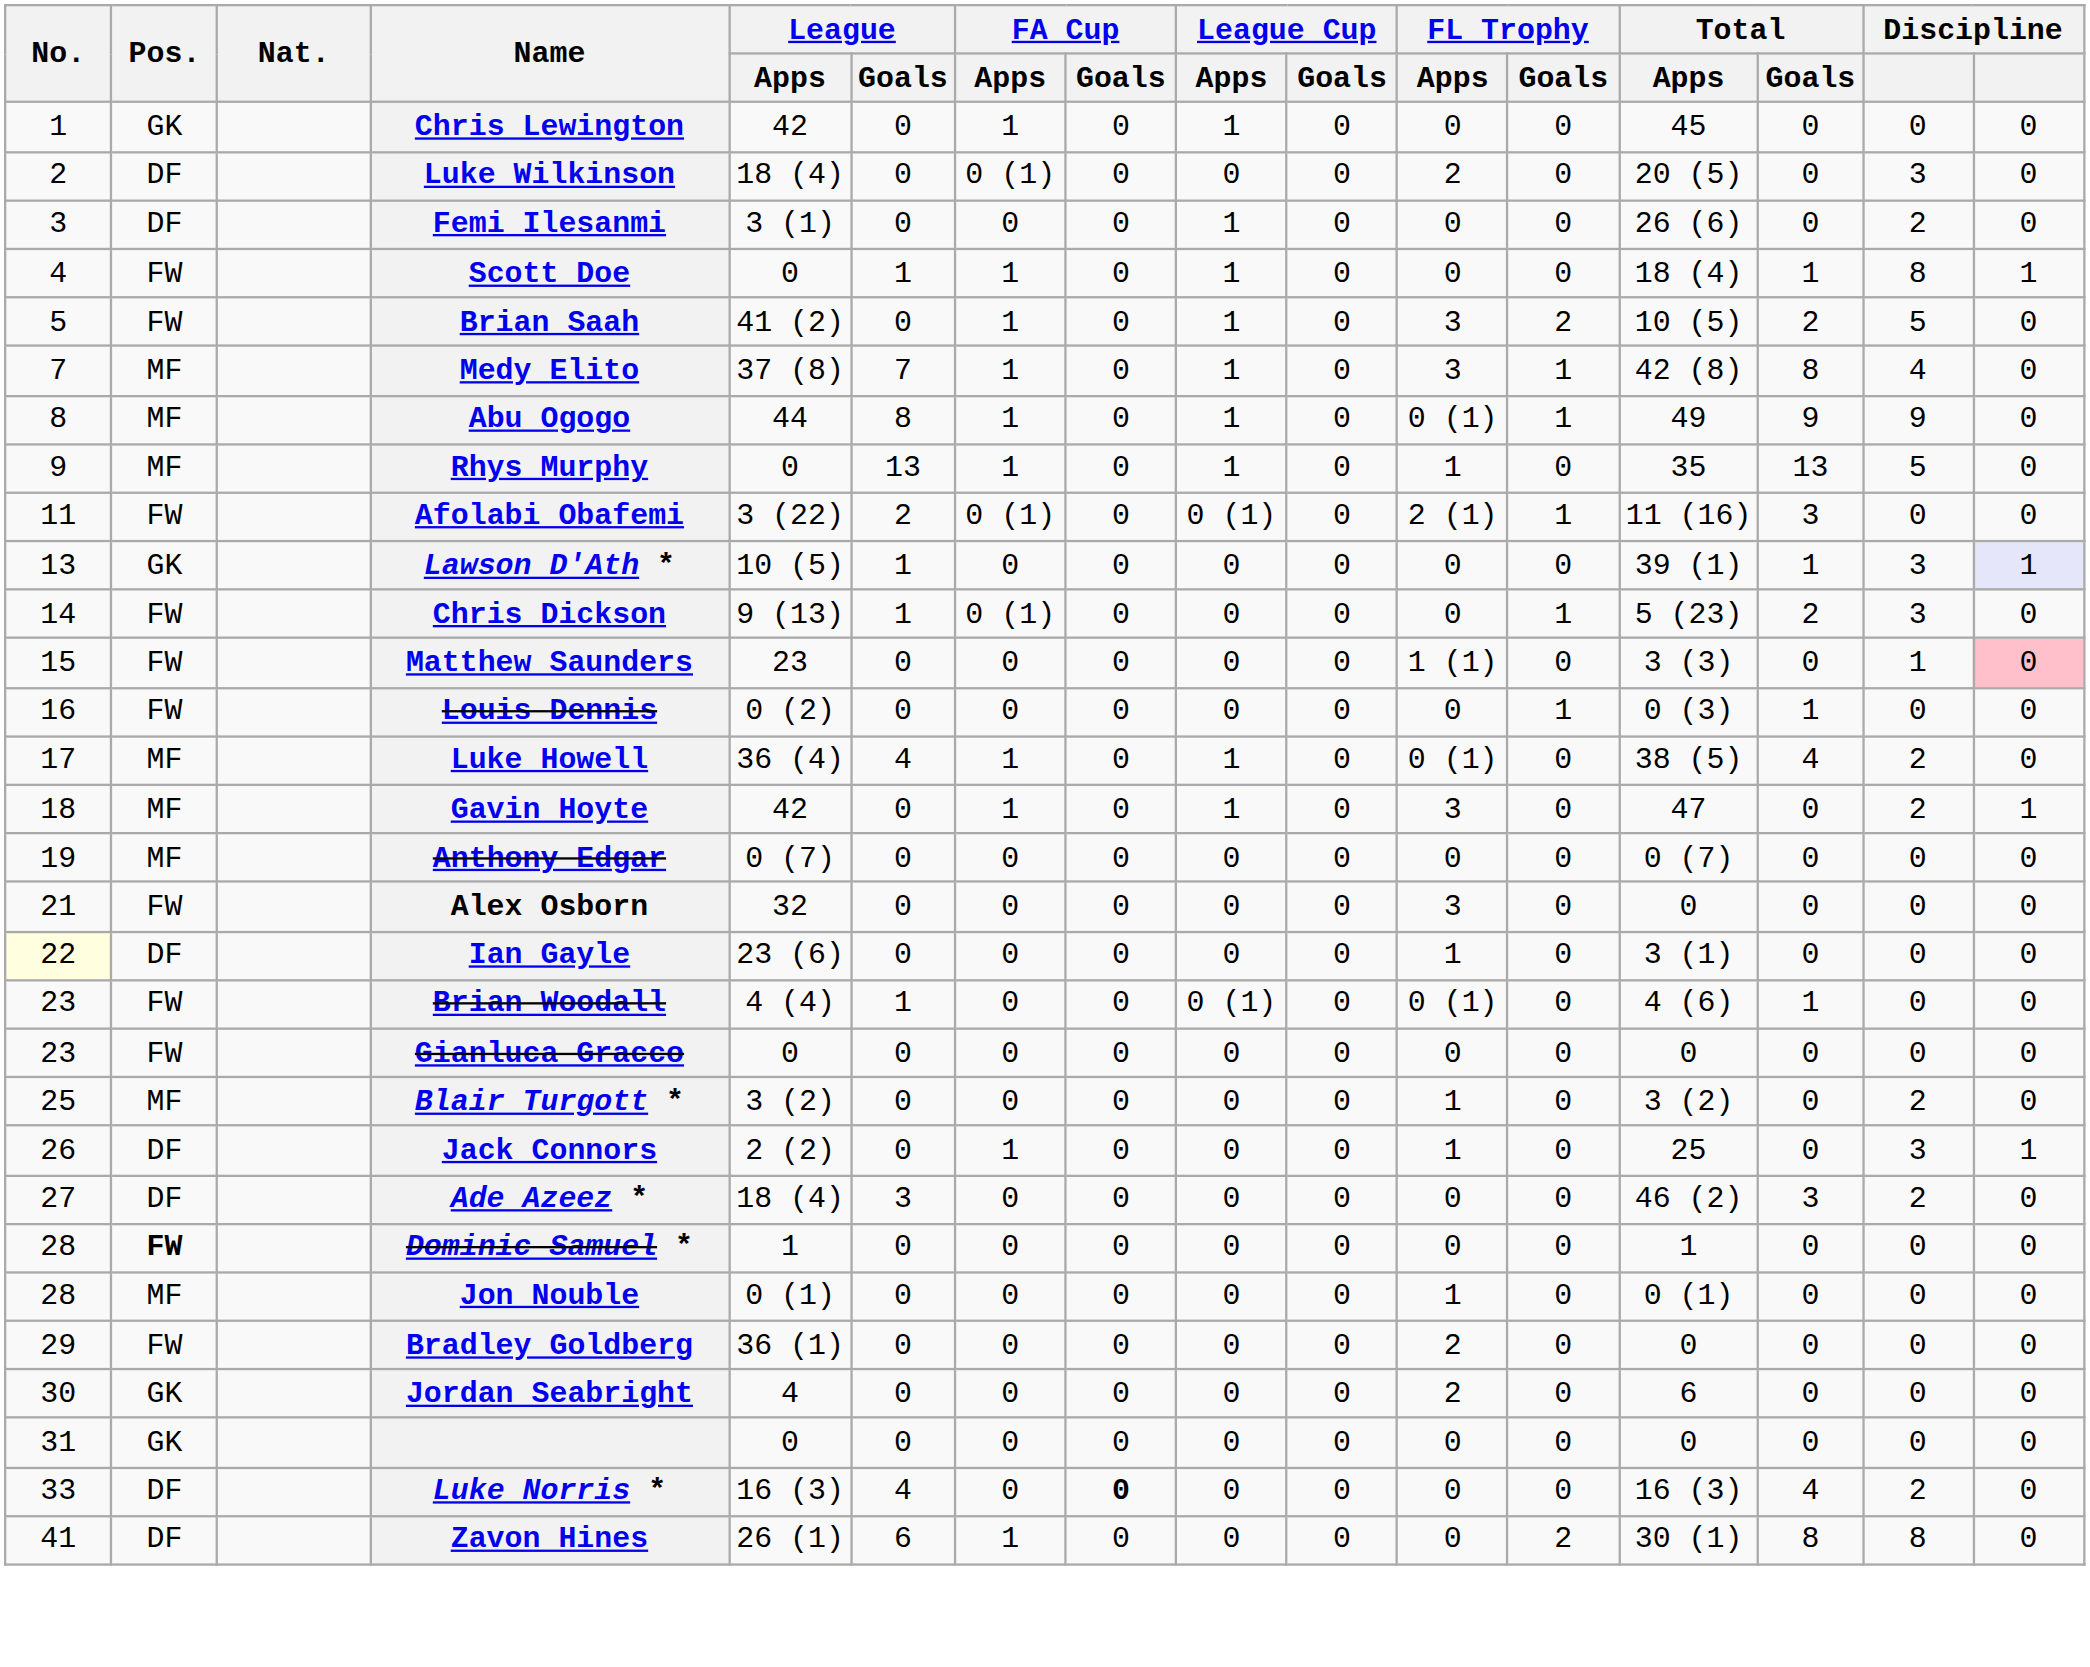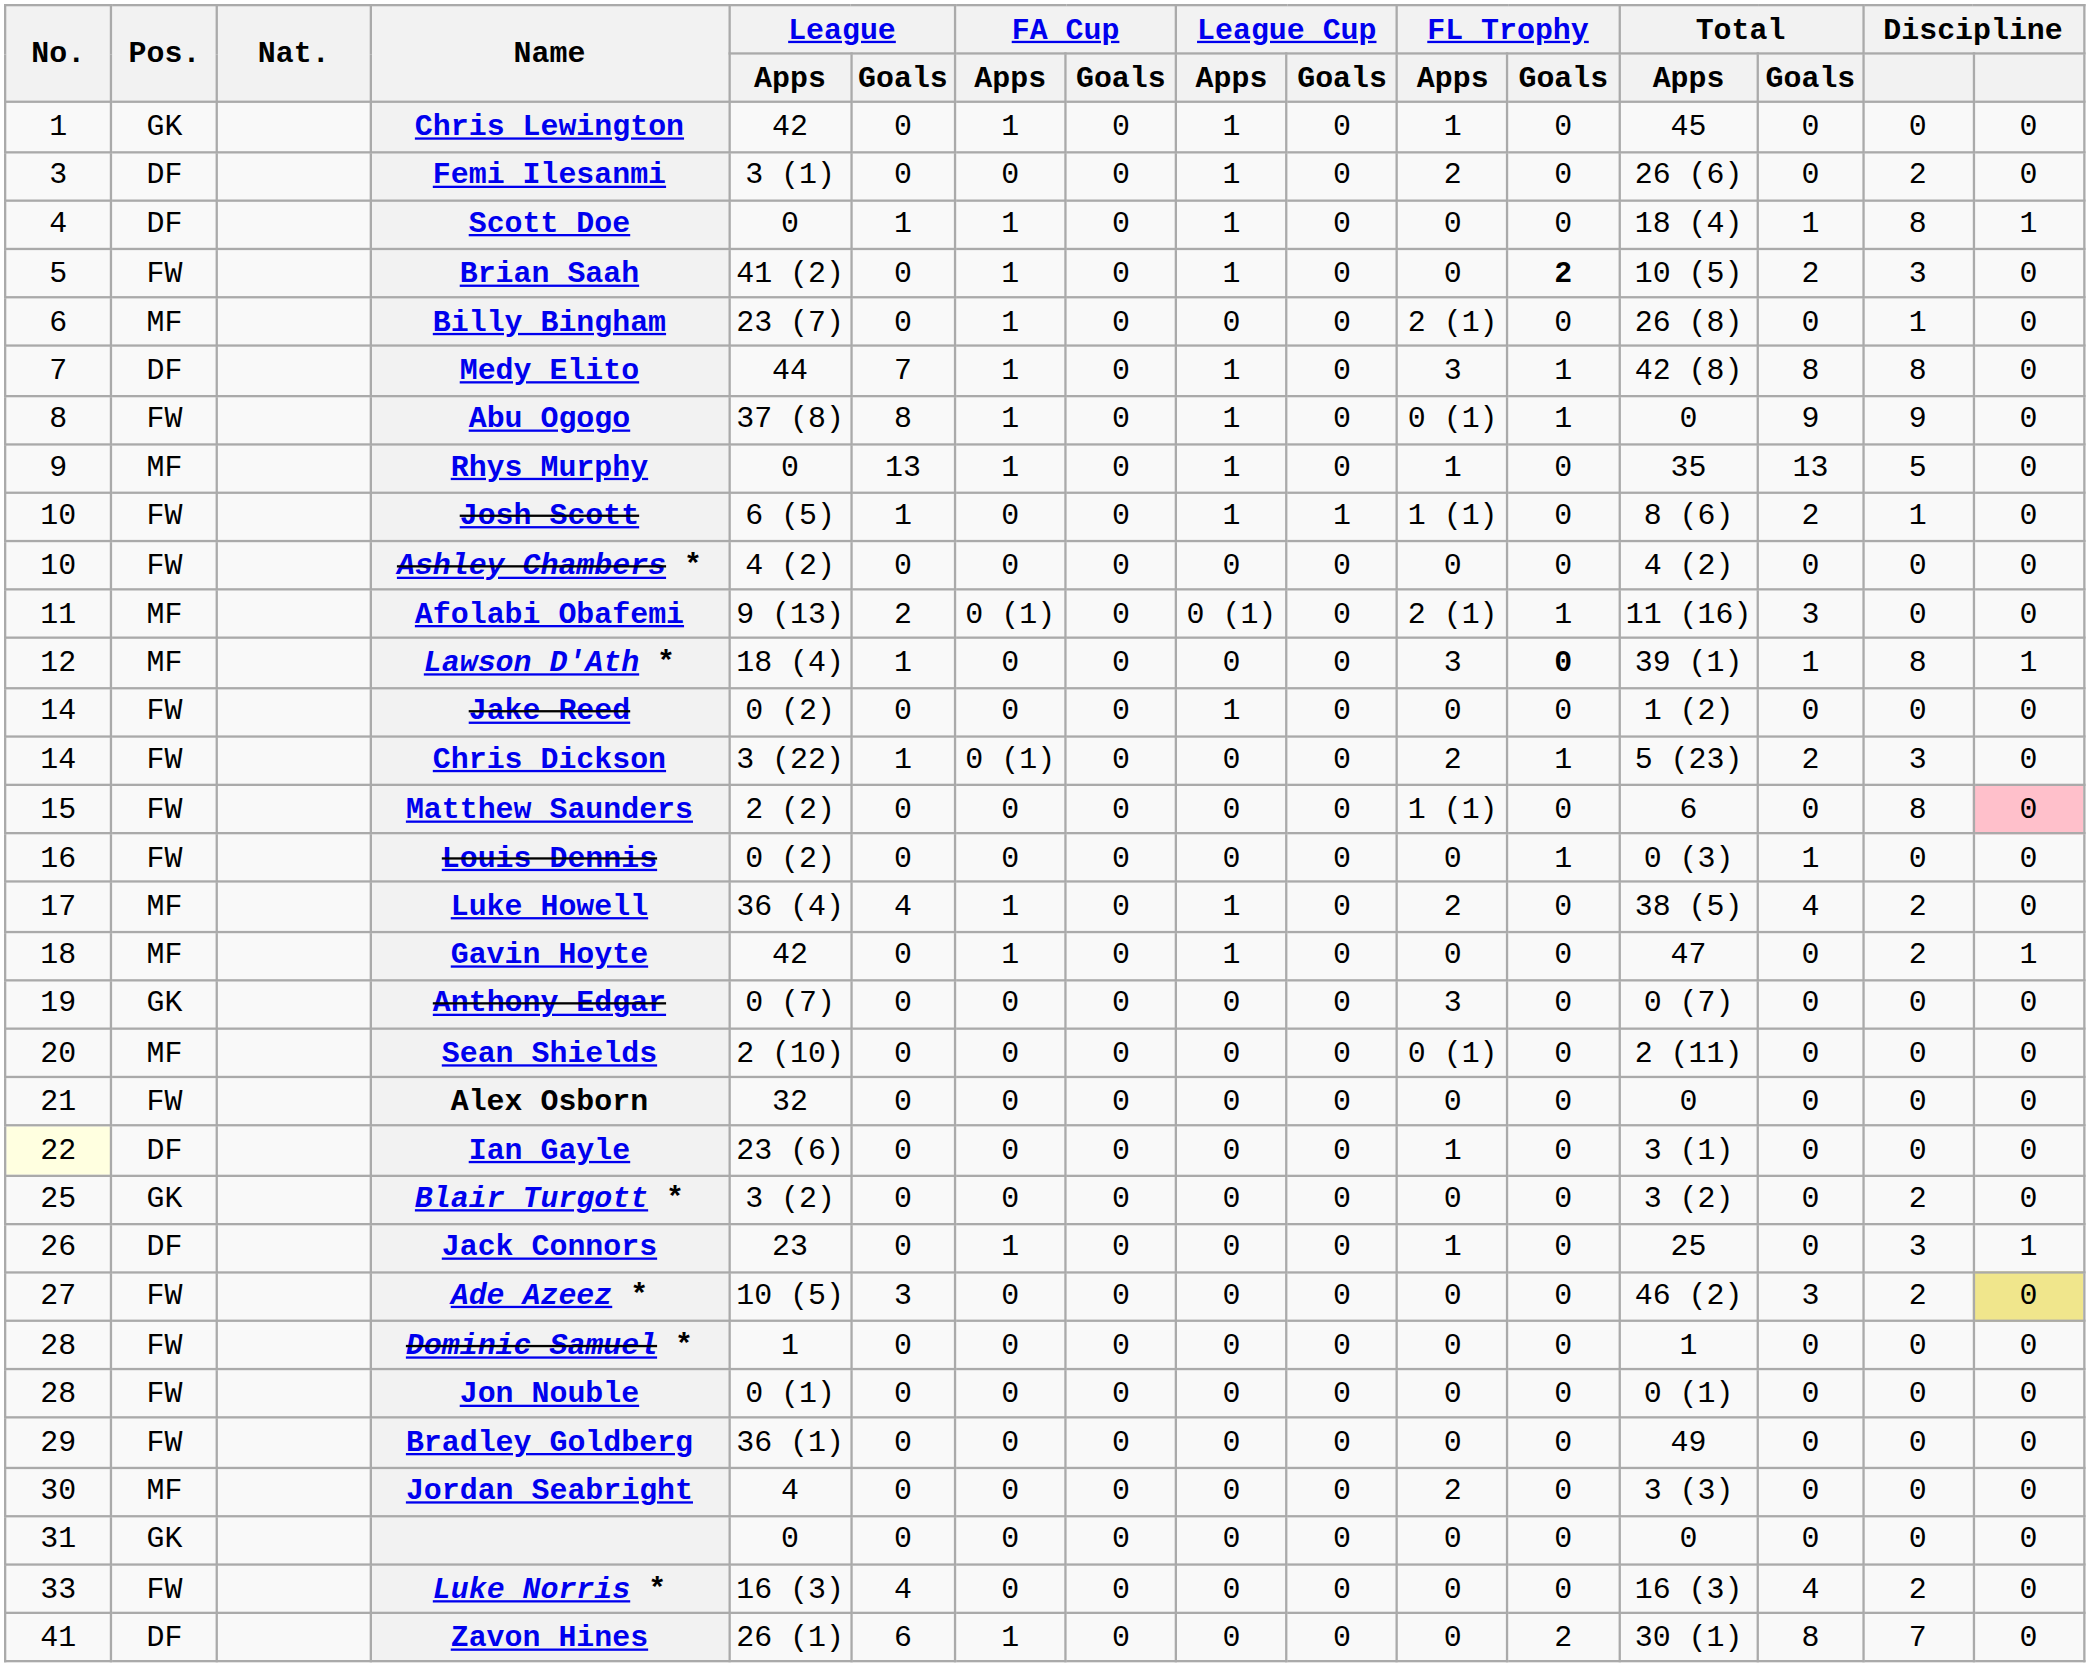(1453, 127) 0 -> (1453, 127) 1
- row: (549, 176)
(1453, 224) 0 -> (1453, 176) 2
(164, 273) FW -> (164, 224) DF
(1453, 322) 3 -> (1453, 273) 0
(1563, 322) normal -> (1563, 273) bold
(1918, 322) 5 -> (1918, 273) 3
+ row: (549, 322)
(164, 371) MF -> (164, 371) DF
(790, 371) 37 (8) -> (790, 371) 44
(1918, 371) 4 -> (1918, 371) 8
(164, 419) MF -> (164, 419) FW
(790, 419) 44 -> (790, 419) 37 (8)
(1689, 419) 49 -> (1689, 419) 0
+ row: (549, 517)
+ row: (549, 566)
(164, 517) FW -> (164, 614) MF
(790, 517) 3 (22) -> (790, 614) 9 (13)
(58, 566) 13 -> (58, 663) 12
(164, 566) GK -> (164, 663) MF
(790, 566) 10 (5) -> (790, 663) 18 (4)
(1453, 566) 0 -> (1453, 663) 3
(1563, 566) normal -> (1563, 663) bold
(1918, 566) 3 -> (1918, 663) 8
(2028, 566) lavender background -> (2028, 663) no background
+ row: (549, 712)
(790, 614) 9 (13) -> (790, 760) 3 (22)
(1453, 614) 0 -> (1453, 760) 2
(790, 663) 23 -> (790, 809) 2 (2)
(1689, 663) 3 (3) -> (1689, 809) 6
(1918, 663) 1 -> (1918, 809) 8
(1453, 760) 0 (1) -> (1453, 907) 2
(1453, 809) 3 -> (1453, 955) 0
(164, 858) MF -> (164, 1004) GK
(1453, 858) 0 -> (1453, 1004) 3
+ row: (549, 1053)
(1453, 907) 3 -> (1453, 1102) 0
- row: (549, 1004)
- row: (549, 1053)
(164, 1102) MF -> (164, 1199) GK
(1453, 1102) 1 -> (1453, 1199) 0
(790, 1150) 2 (2) -> (790, 1248) 23
(164, 1199) DF -> (164, 1297) FW
(790, 1199) 18 (4) -> (790, 1297) 10 (5)
(2028, 1199) no background -> (2028, 1297) khaki background
(164, 1248) bold -> (164, 1345) normal
(164, 1297) MF -> (164, 1394) FW
(1453, 1297) 1 -> (1453, 1394) 0
(1453, 1345) 2 -> (1453, 1443) 0
(1689, 1345) 0 -> (1689, 1443) 49
(164, 1394) GK -> (164, 1491) MF
(1689, 1394) 6 -> (1689, 1491) 3 (3)
(164, 1491) DF -> (164, 1589) FW
(1121, 1491) bold -> (1121, 1589) normal
(1918, 1540) 8 -> (1918, 1638) 7
